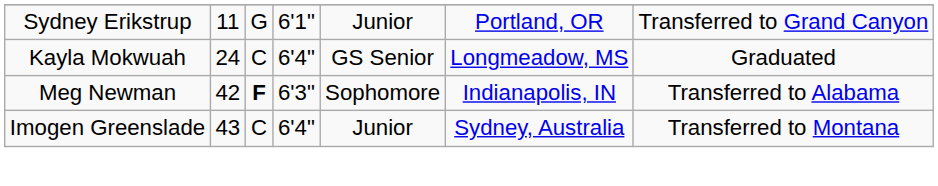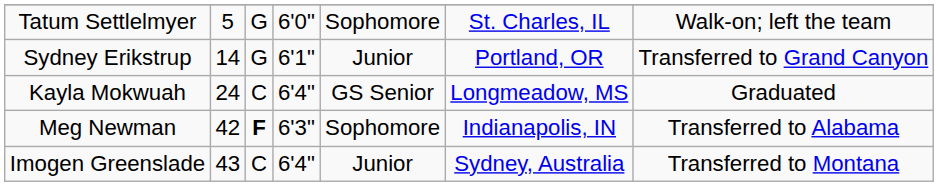+ row: (107, 22)
(228, 22) 11 -> (228, 57) 14
